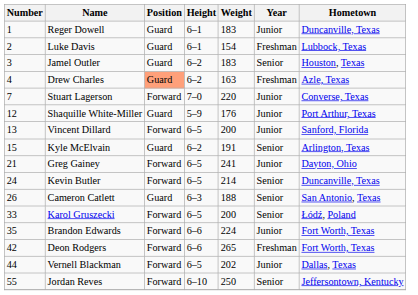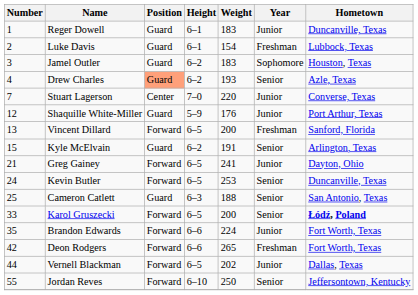(270, 63) Senior -> (280, 63) Sophomore
(228, 80) 163 -> (228, 80) 193
(277, 80) Freshman -> (270, 80) Senior
(164, 97) Forward -> (160, 97) Center
(269, 130) Junior -> (277, 130) Freshman
(228, 181) 214 -> (228, 181) 253
(12, 197) 26 -> (12, 197) 25
(329, 214) normal -> (337, 214) bold
